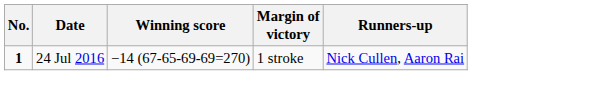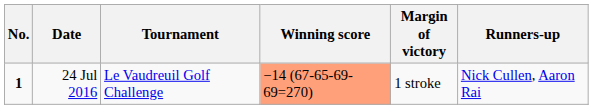+ column: (180, 33)
(181, 58) no background -> (308, 83) lightsalmon background
